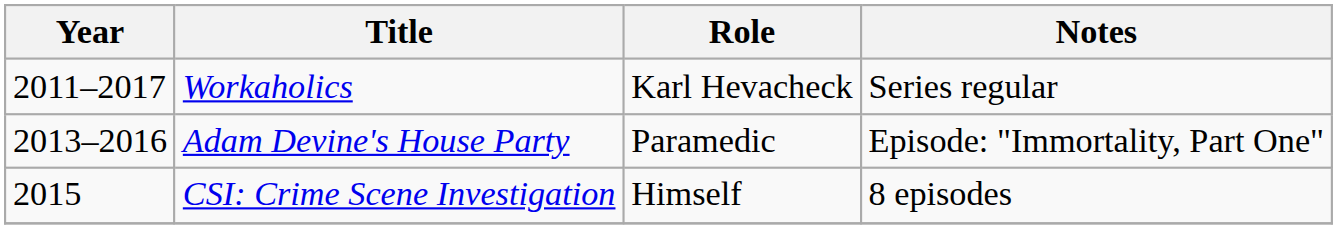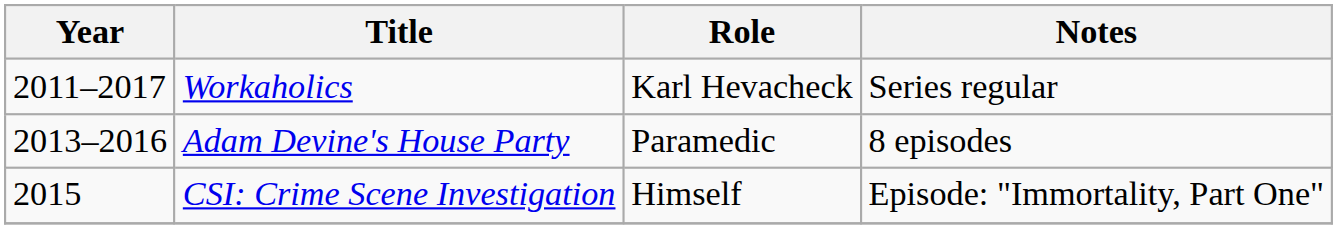(1096, 140) Episode: "Immortality, Part One" -> (940, 140) 8 episodes
(940, 194) 8 episodes -> (1096, 194) Episode: "Immortality, Part One"
